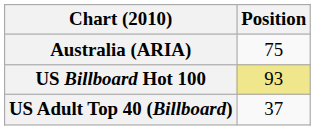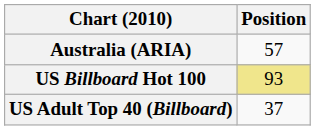(274, 49) 75 -> (274, 49) 57
